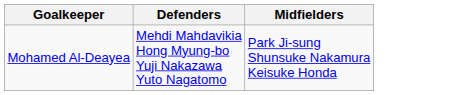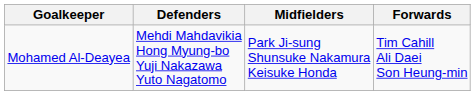+ column: (422, 14)
